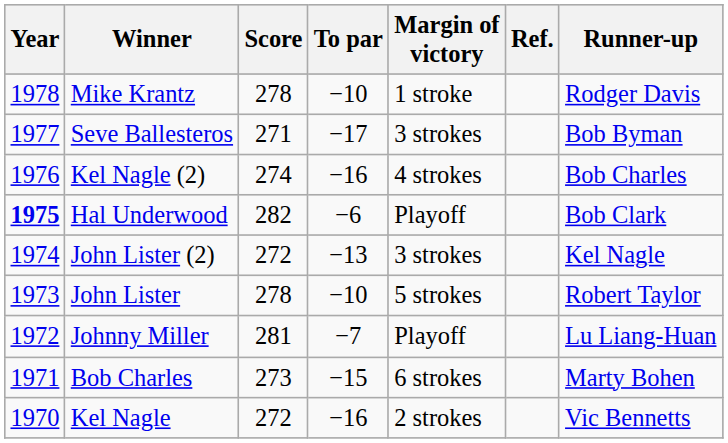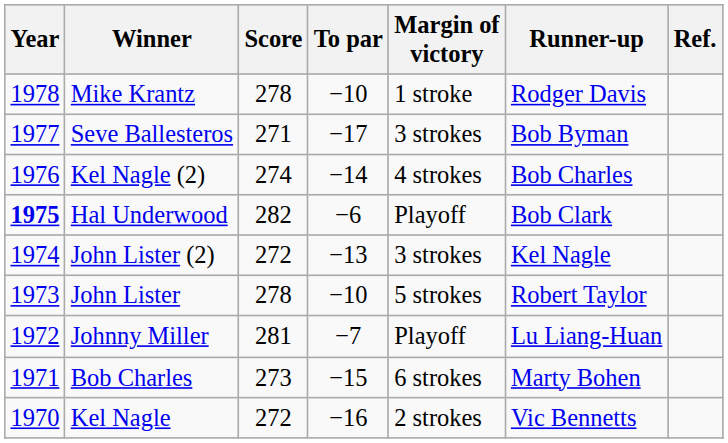columns swapped: (641, 39) <-> (532, 39)
(348, 174) −16 -> (348, 174) −14
